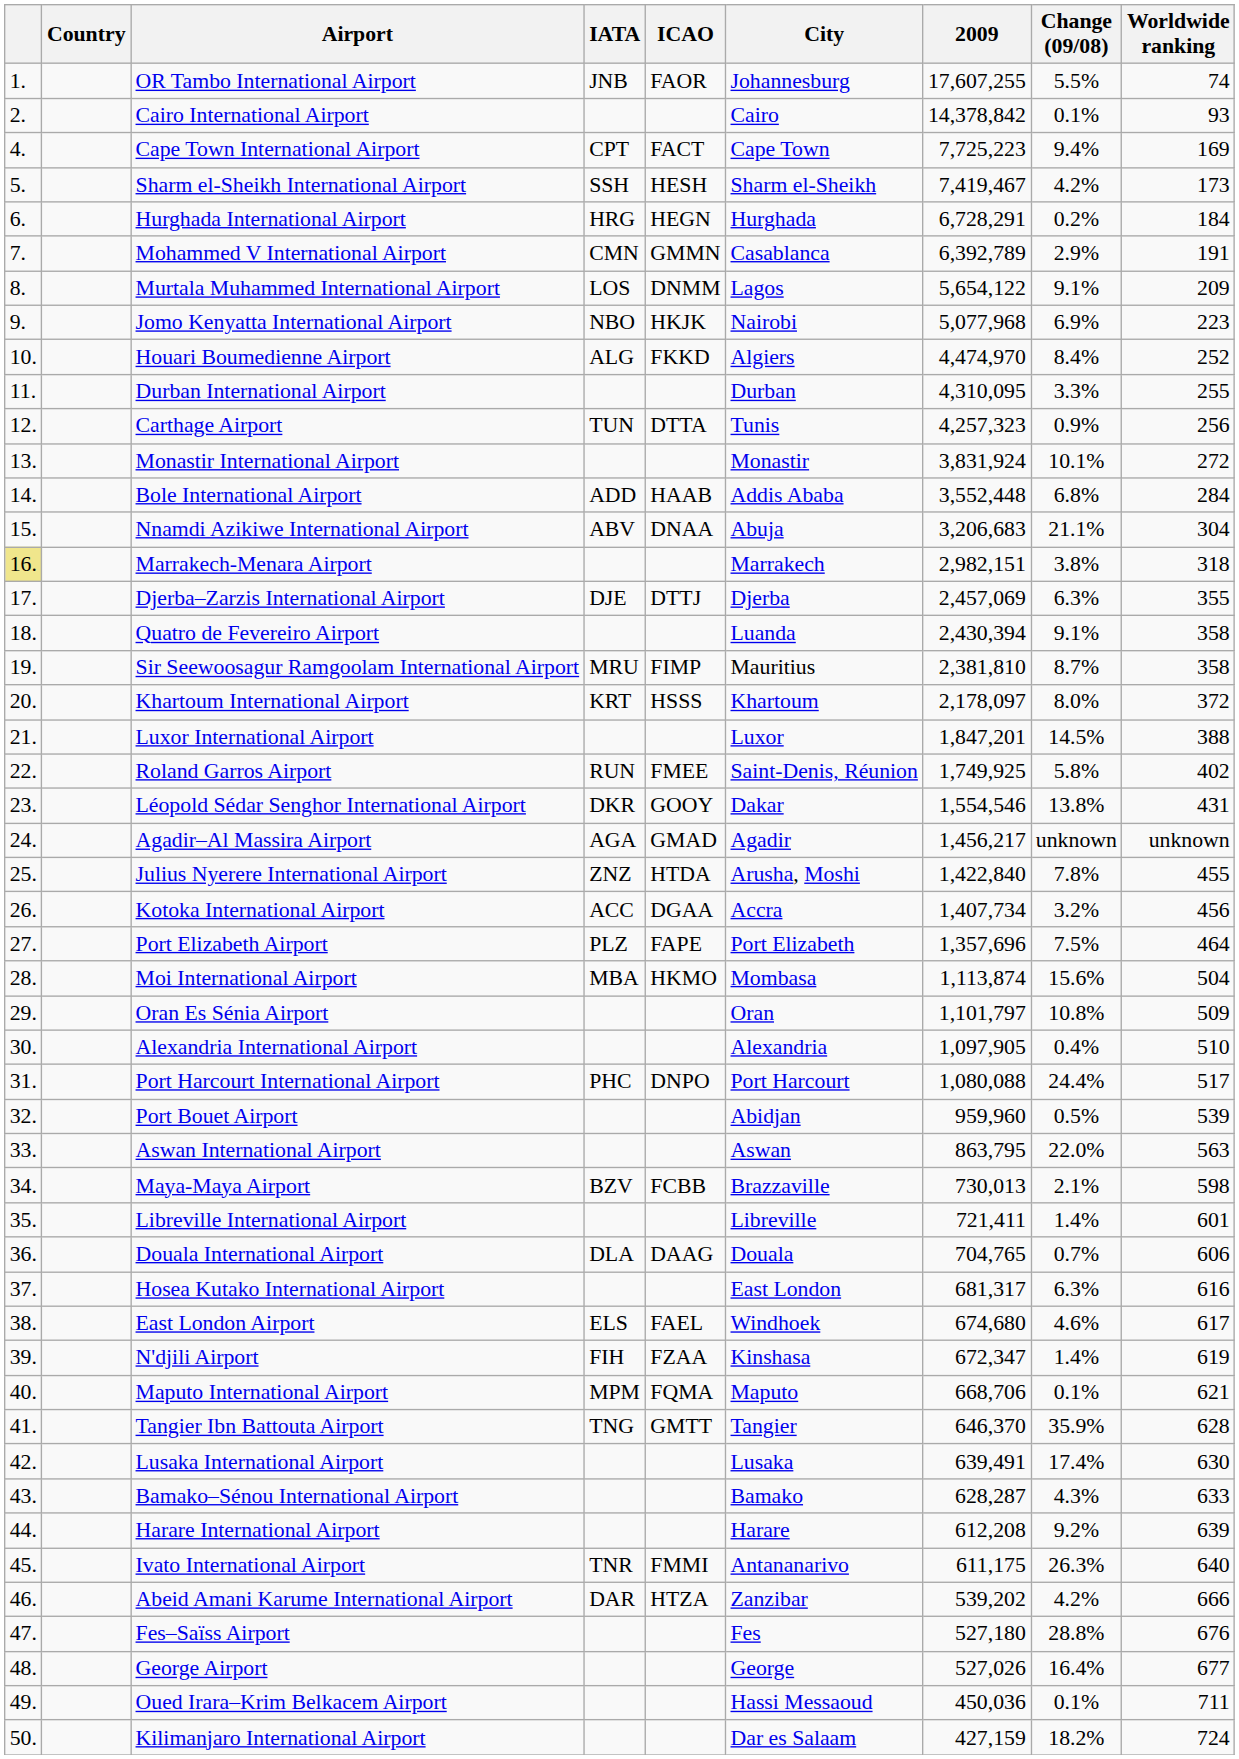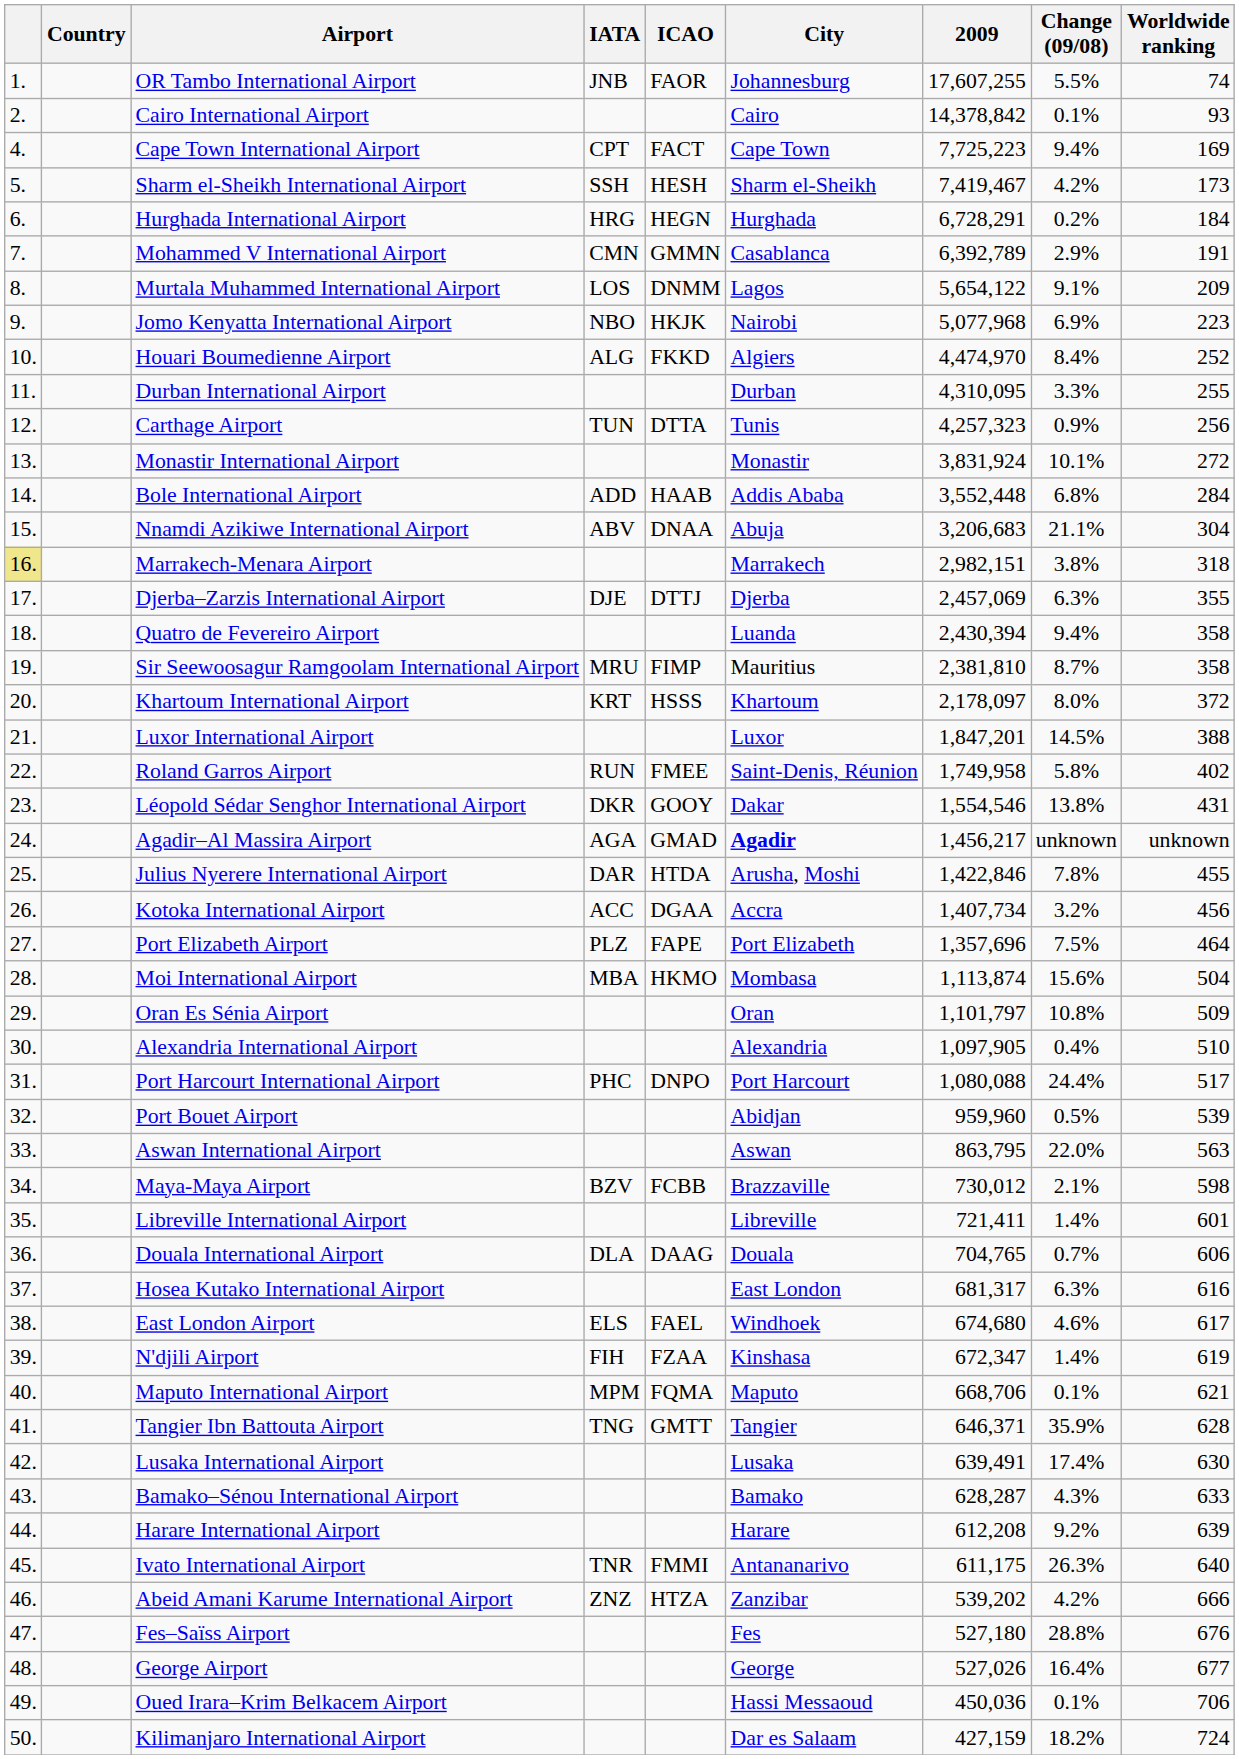(1076, 632) 9.1% -> (1076, 632) 9.4%
(982, 770) 1,749,925 -> (982, 770) 1,749,958
(761, 839) normal -> (763, 839) bold
(610, 874) ZNZ -> (612, 874) DAR
(982, 874) 1,422,840 -> (982, 874) 1,422,846
(990, 1185) 730,013 -> (990, 1185) 730,012
(990, 1426) 646,370 -> (990, 1426) 646,371
(612, 1599) DAR -> (610, 1599) ZNZ
(1214, 1702) 711 -> (1213, 1702) 706
